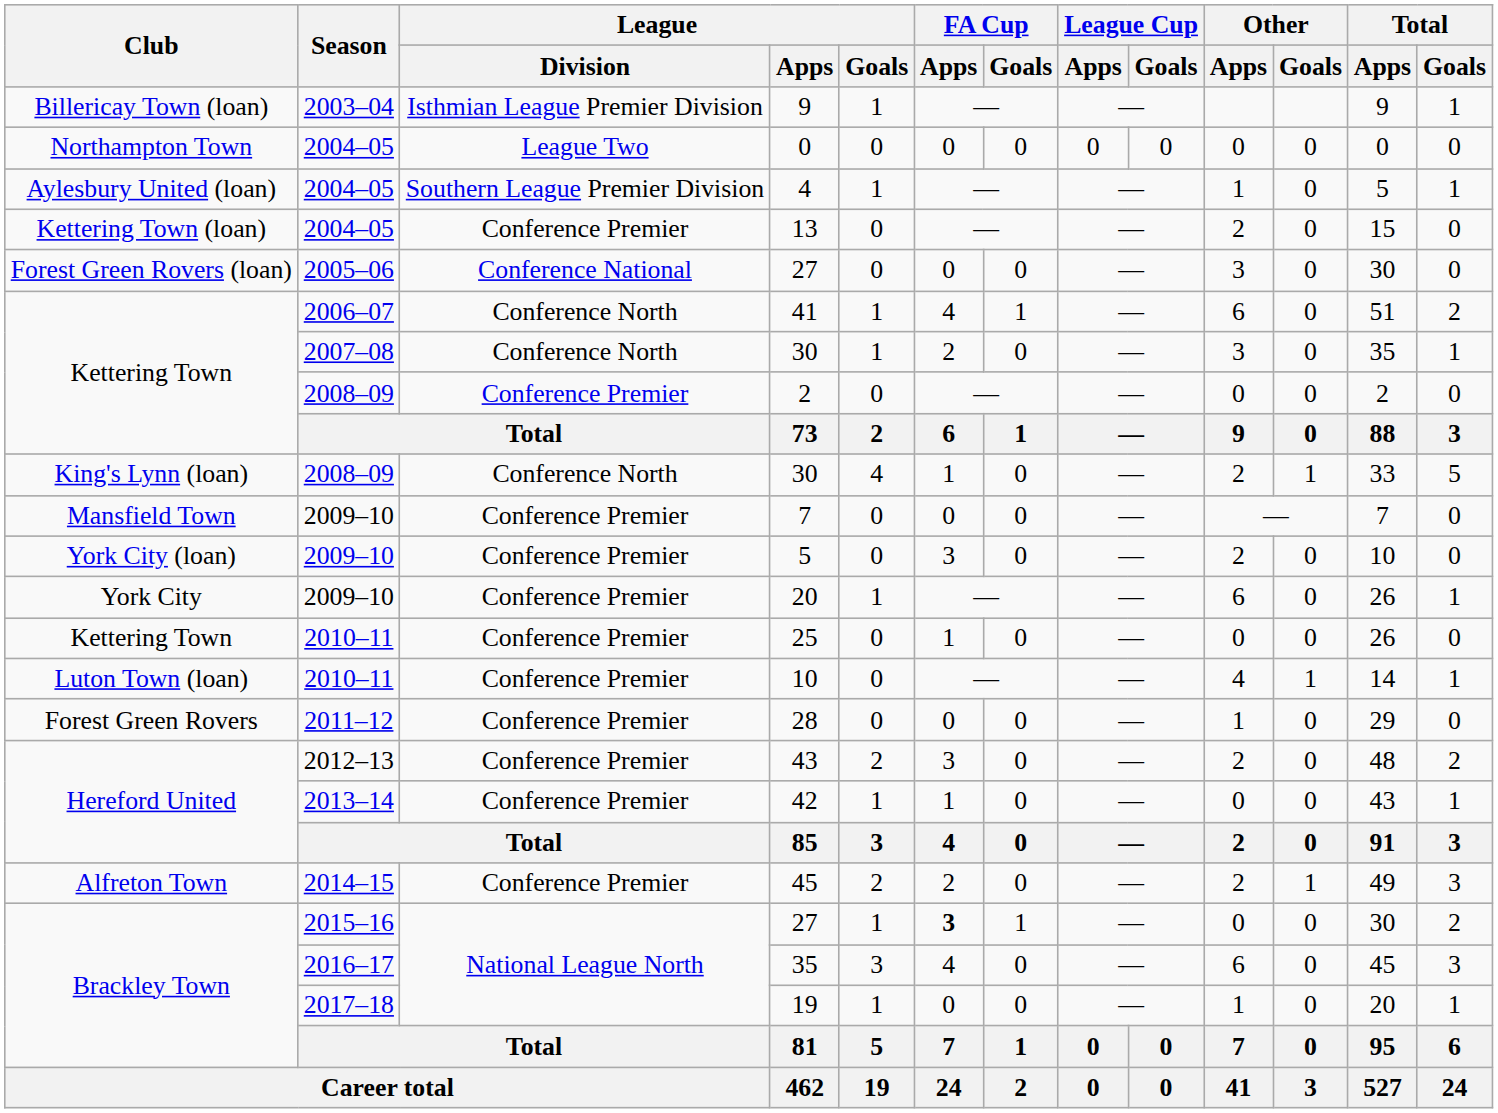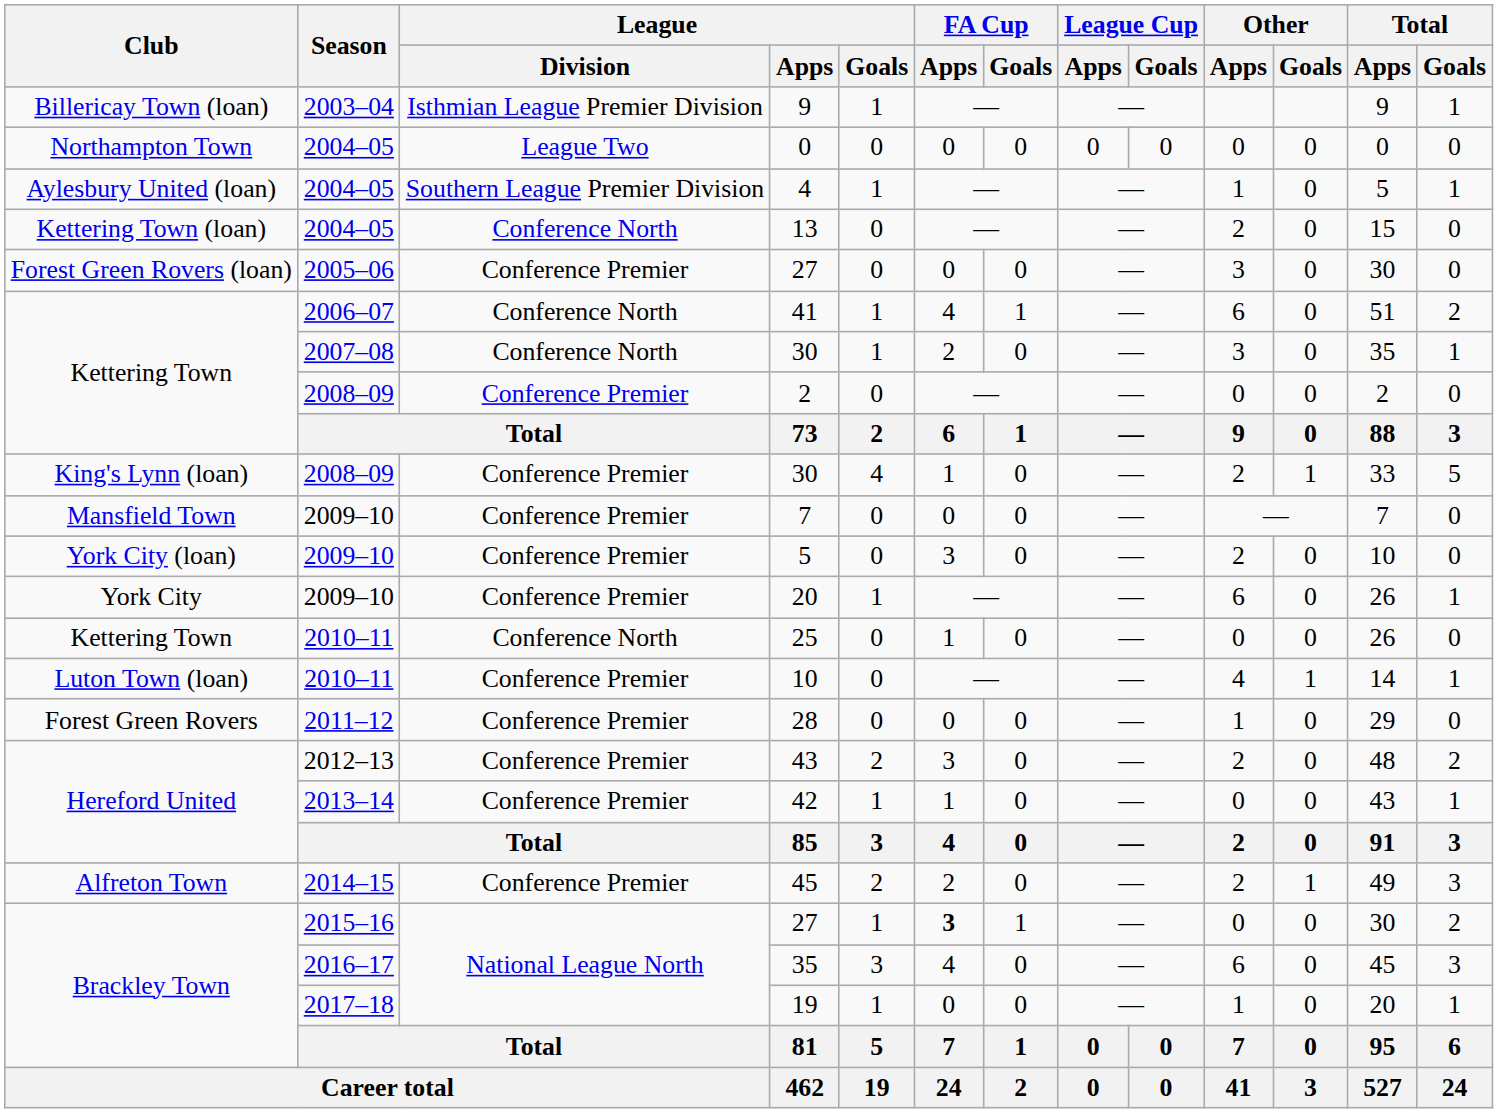(585, 229) Conference Premier -> (585, 229) Conference North
(585, 270) Conference National -> (585, 270) Conference Premier
(585, 474) Conference North -> (585, 474) Conference Premier
(585, 637) Conference Premier -> (585, 637) Conference North
